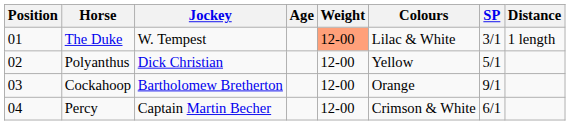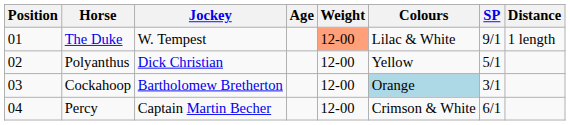(492, 39) 3/1 -> (492, 39) 9/1
(393, 85) no background -> (393, 85) lightblue background
(492, 85) 9/1 -> (492, 85) 3/1
